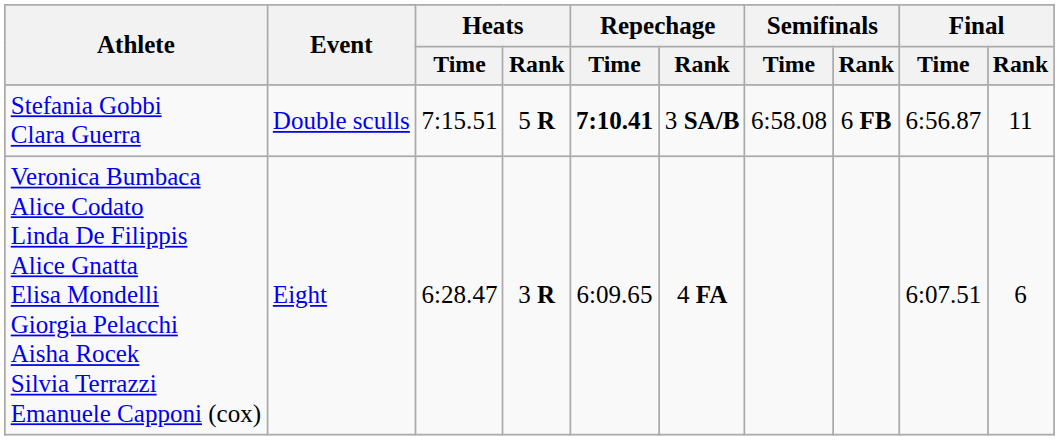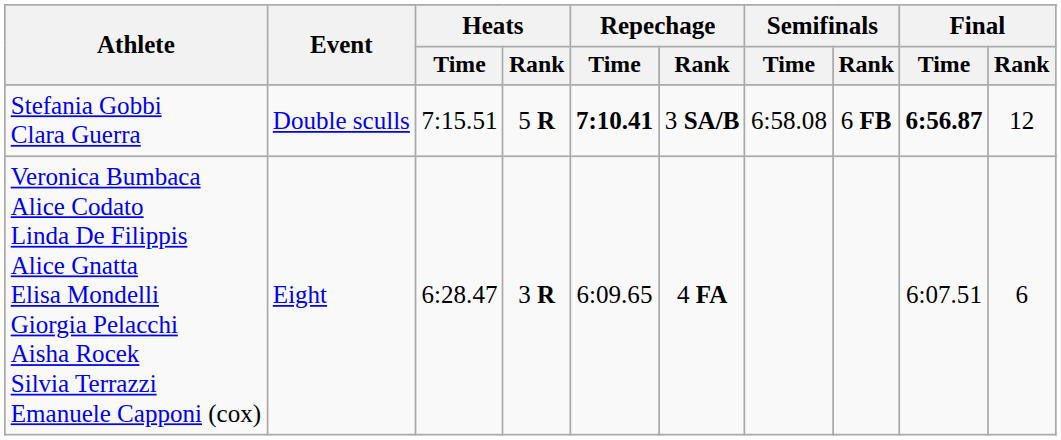(943, 120) normal -> (944, 120) bold
(1020, 120) 11 -> (1022, 120) 12
